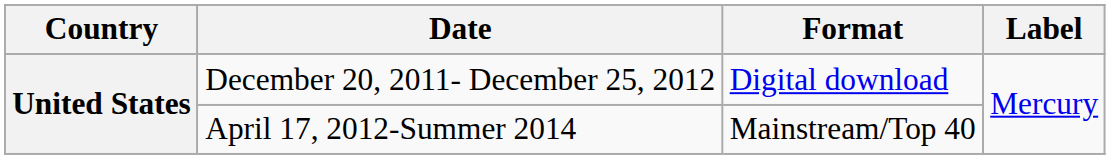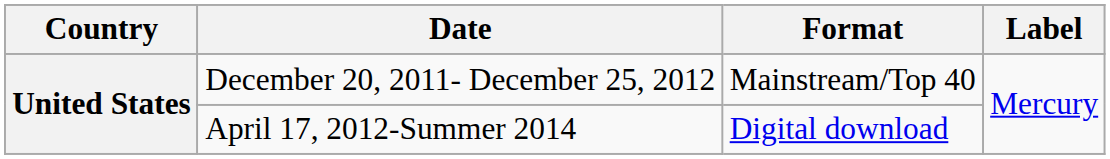(839, 79) Digital download -> (853, 79) Mainstream/Top 40
(853, 128) Mainstream/Top 40 -> (839, 128) Digital download
